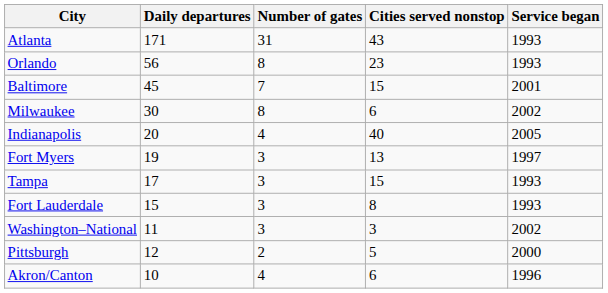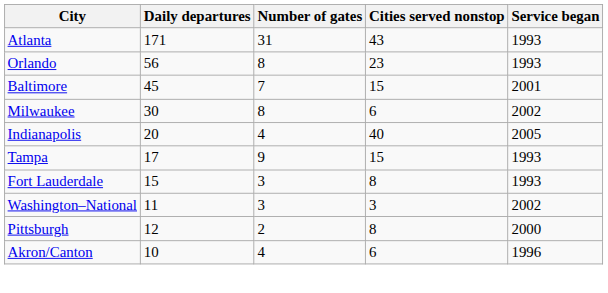- row: (41, 157)
(261, 181) 3 -> (261, 157) 9
(373, 252) 5 -> (373, 228) 8
